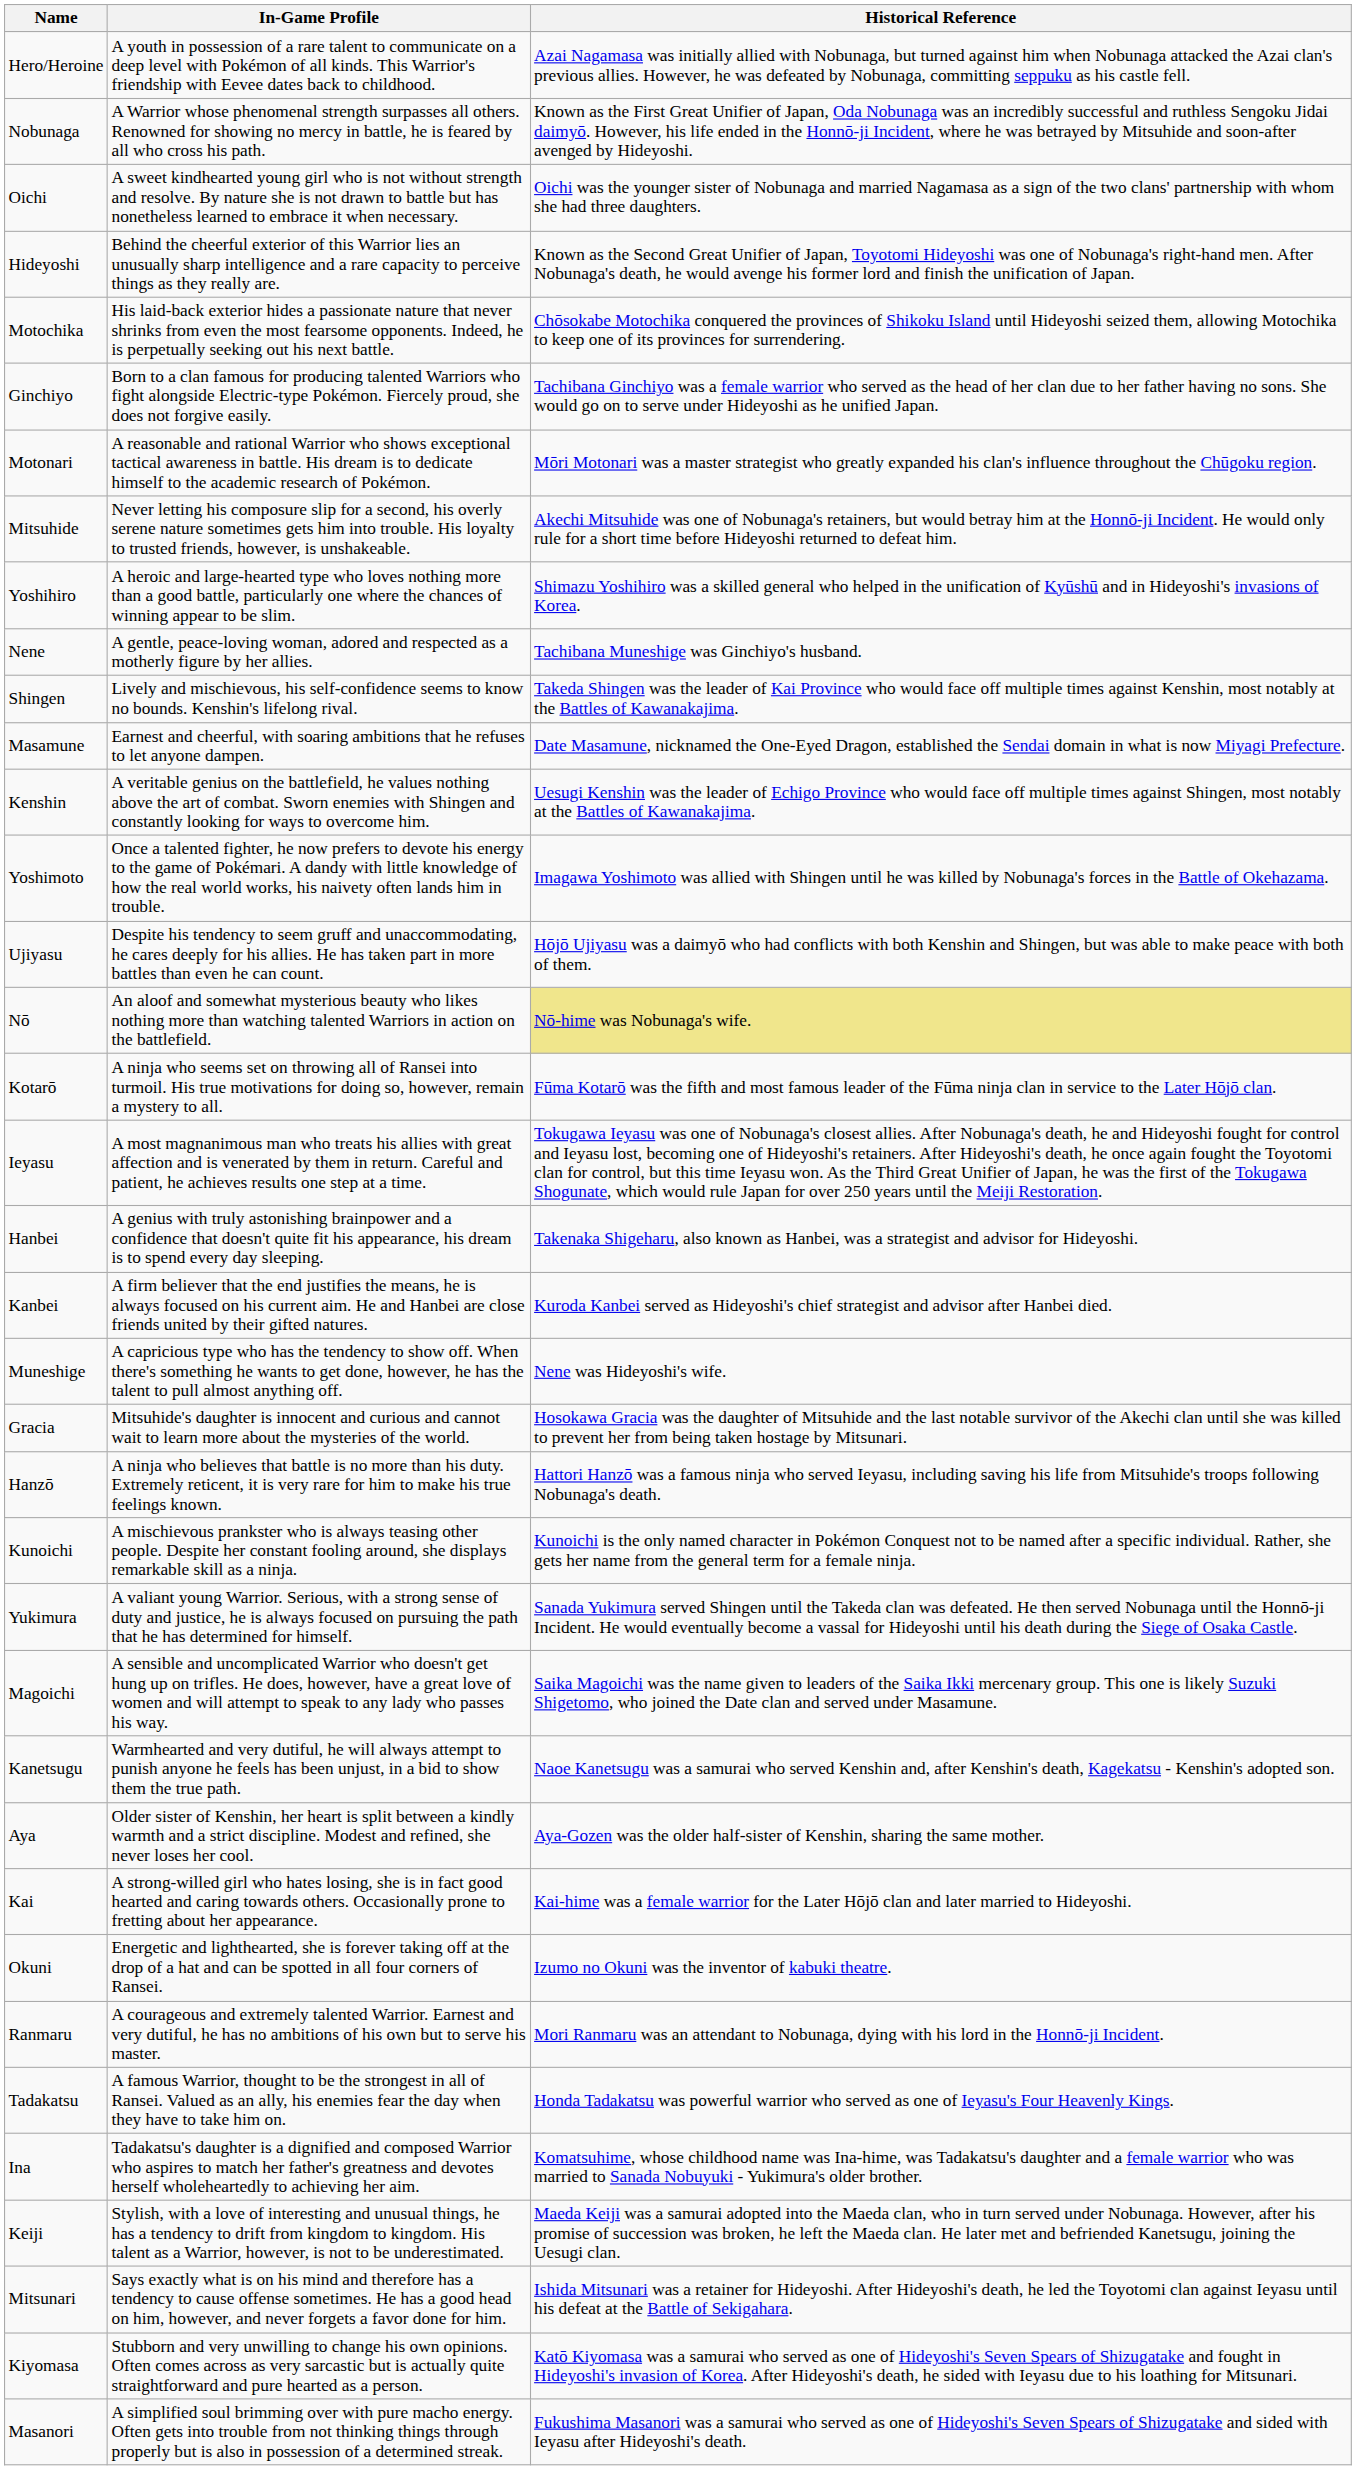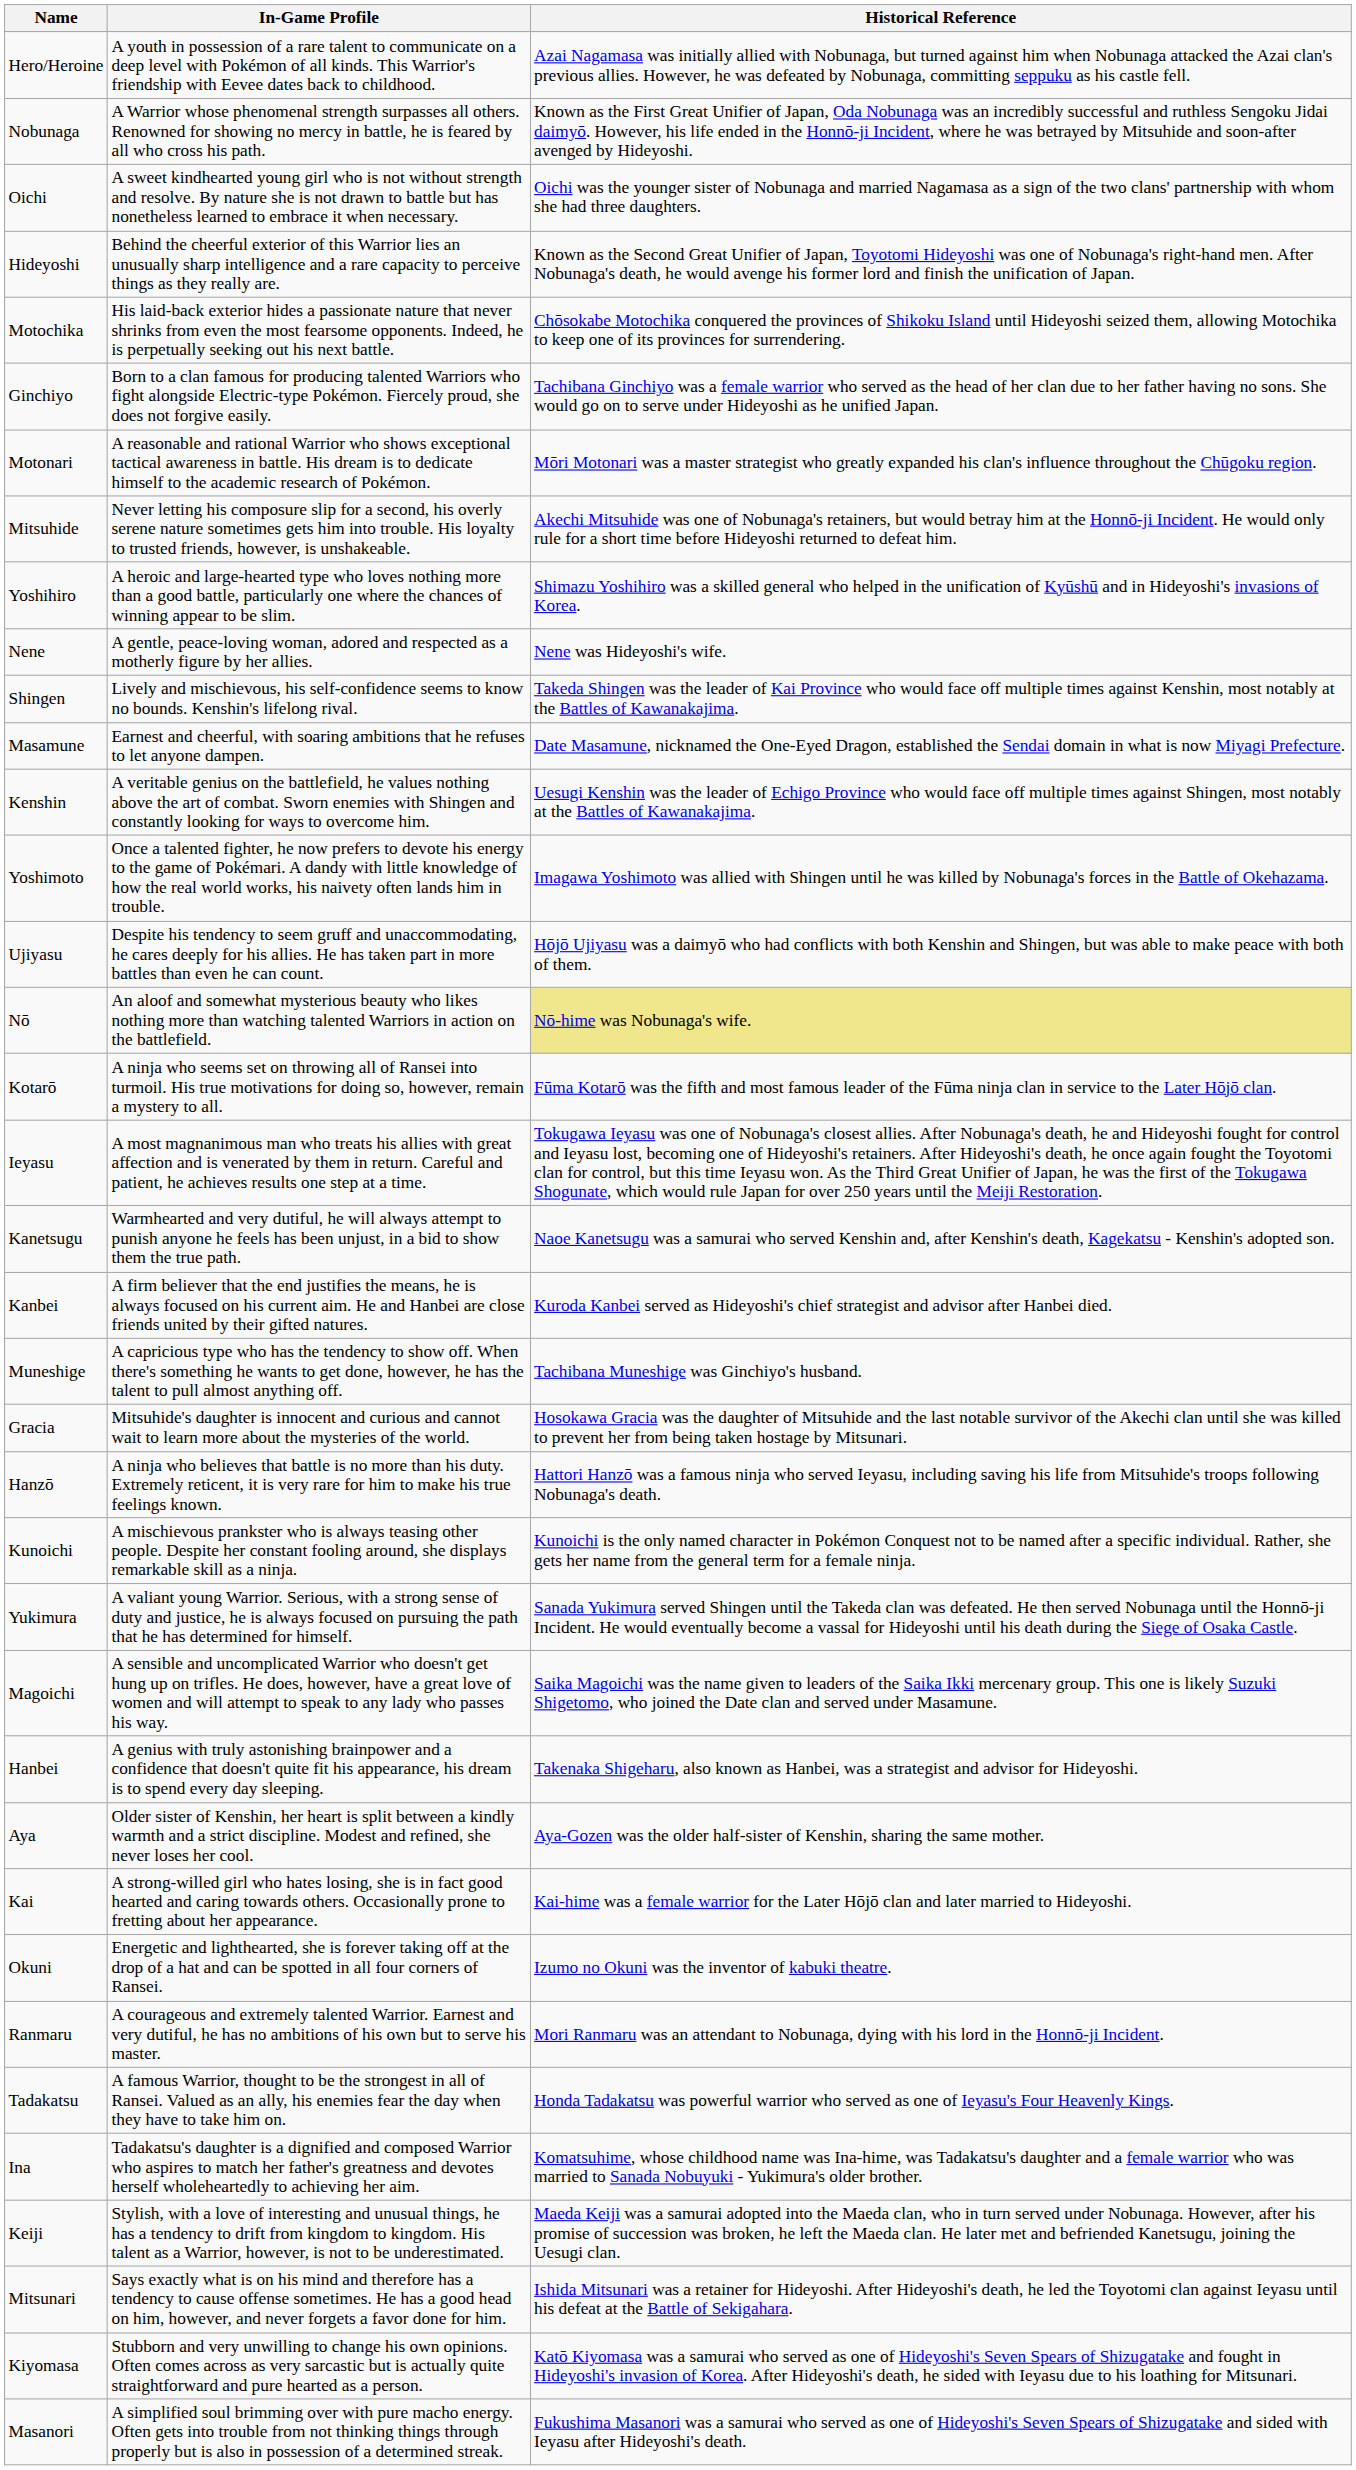(698, 651) Tachibana Muneshige was Ginchiyo's husband. -> (630, 651) Nene was Hideyoshi's wife.
rows swapped: (33, 1238) <-> (45, 1769)
(630, 1371) Nene was Hideyoshi's wife. -> (698, 1371) Tachibana Muneshige was Ginchiyo's husband.
